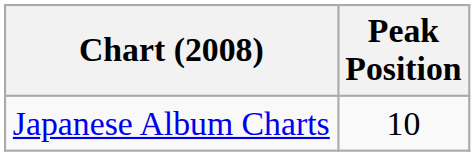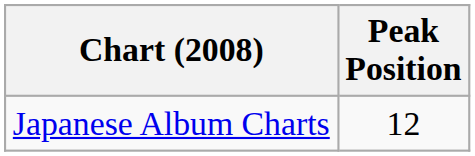(403, 122) 10 -> (403, 122) 12
